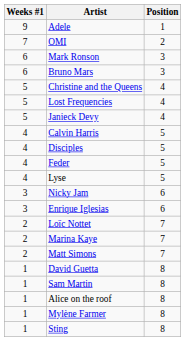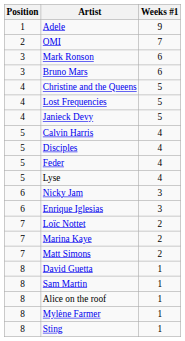columns swapped: (162, 11) <-> (25, 11)
